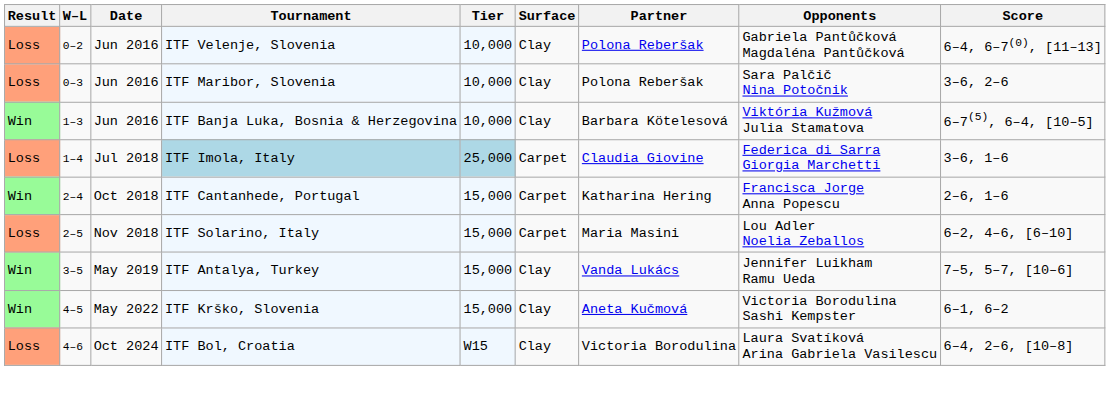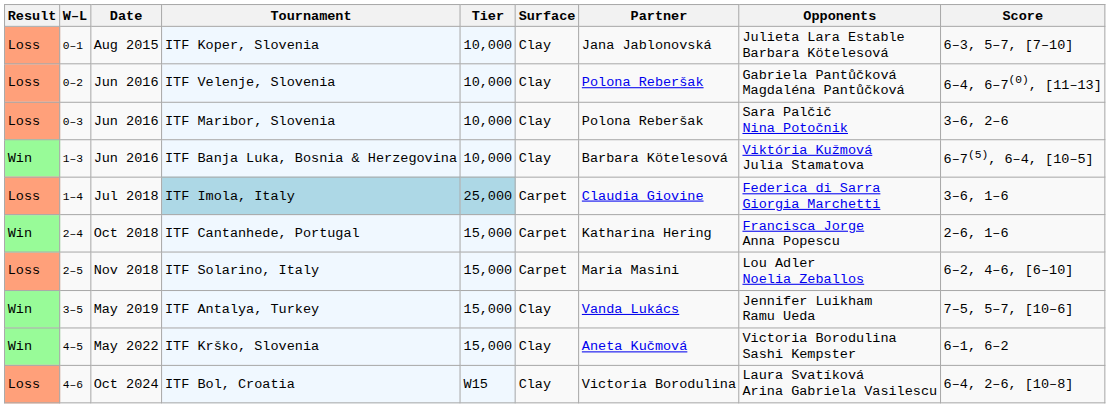+ row: (242, 45)
